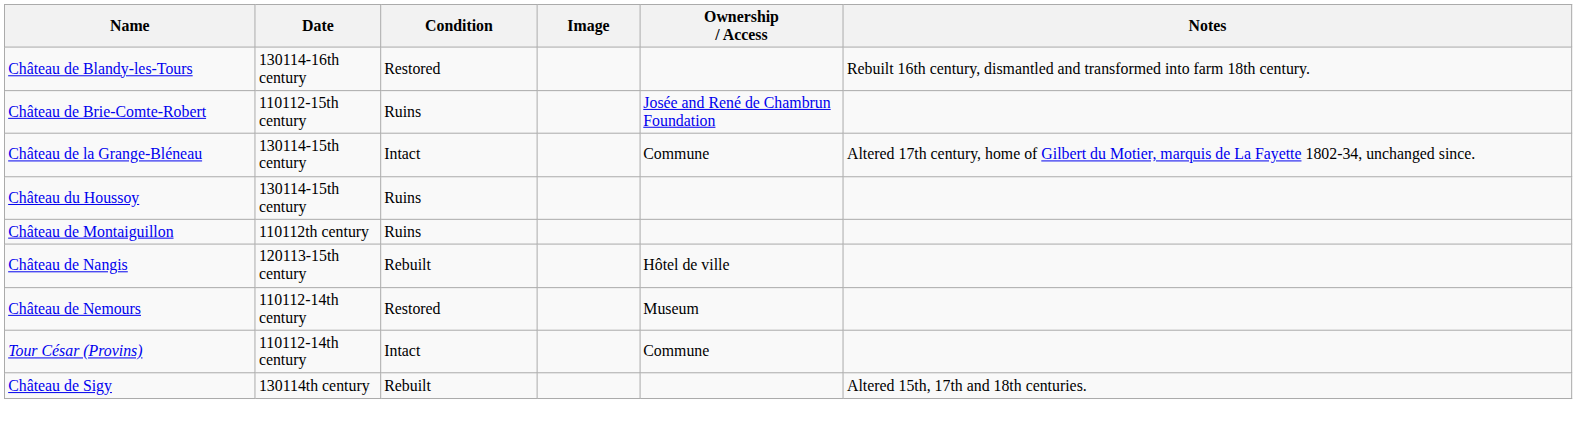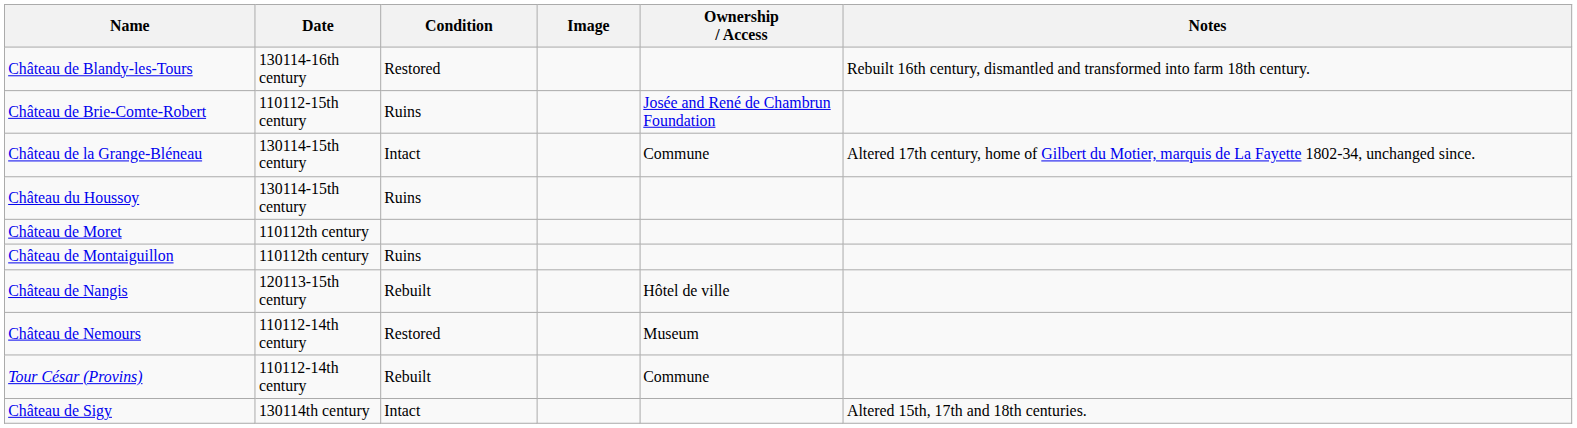+ row: (65, 231)
(402, 351) Intact -> (408, 376) Rebuilt
(408, 385) Rebuilt -> (402, 410) Intact
